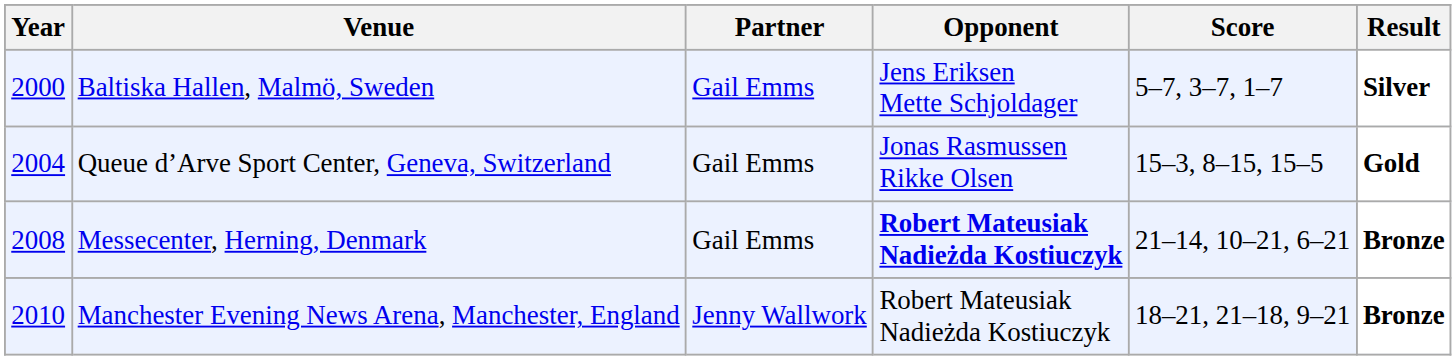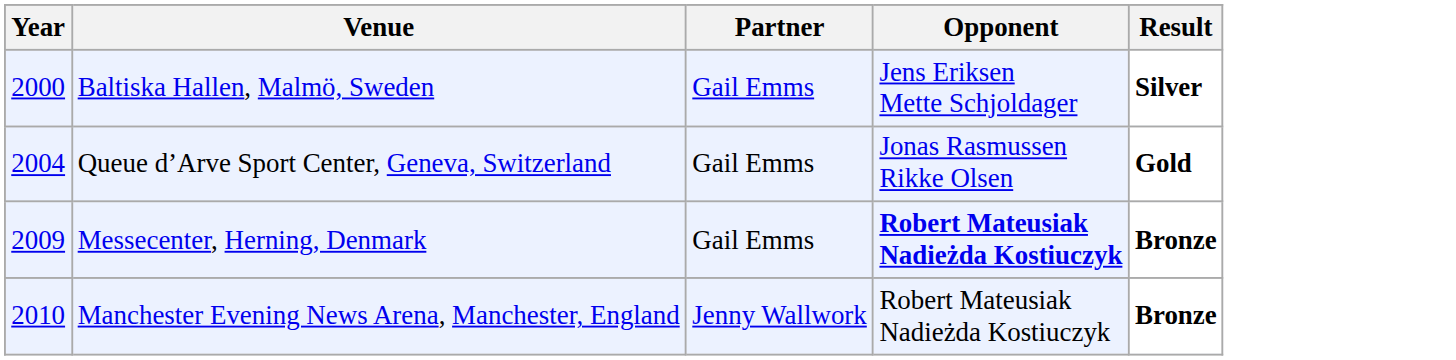- column: (1243, 27)
(38, 239) 2008 -> (38, 239) 2009
